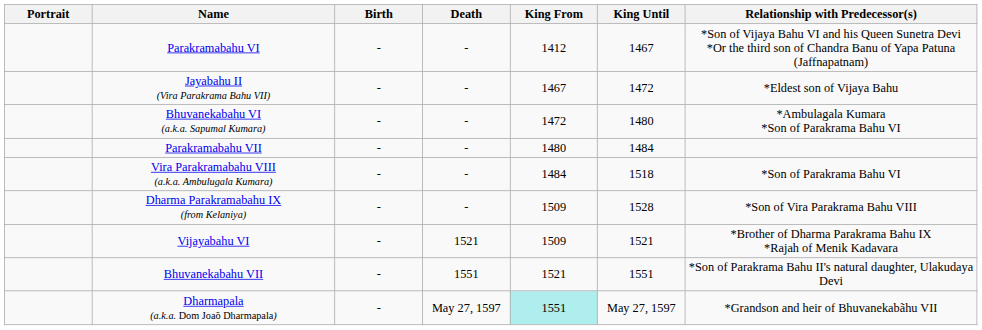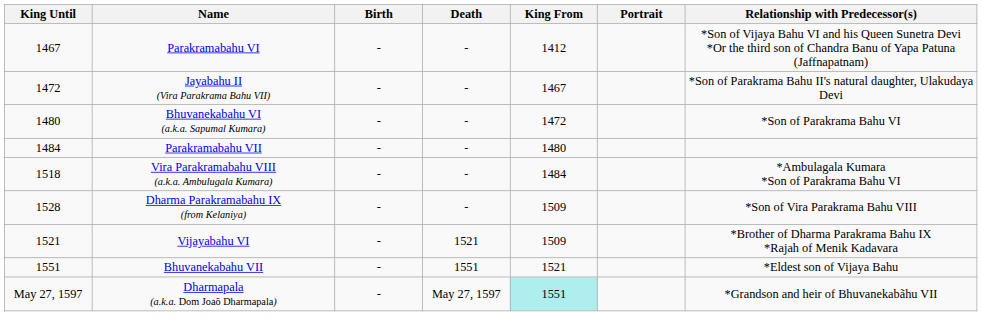columns swapped: (48, 14) <-> (641, 14)
(831, 87) *Eldest son of Vijaya Bahu -> (831, 87) *Son of Parakrama Bahu II's natural daughter, Ulakudaya Devi
(831, 121) *Ambulagala Kumara *Son of Parakrama Bahu VI -> (831, 121) *Son of Parakrama Bahu VI
(831, 174) *Son of Parakrama Bahu VI -> (831, 174) *Ambulagala Kumara *Son of Parakrama Bahu VI
(831, 274) *Son of Parakrama Bahu II's natural daughter, Ulakudaya Devi -> (831, 267) *Eldest son of Vijaya Bahu
